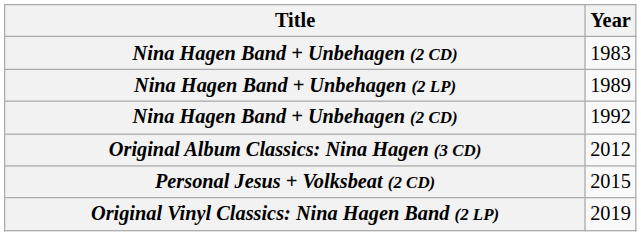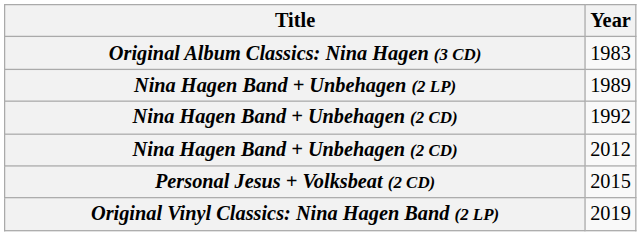(295, 52) Nina Hagen Band + Unbehagen (2 CD) -> (295, 52) Original Album Classics: Nina Hagen (3 CD)
(295, 149) Original Album Classics: Nina Hagen (3 CD) -> (295, 149) Nina Hagen Band + Unbehagen (2 CD)
